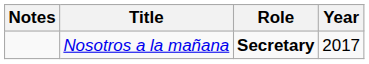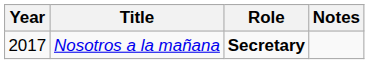columns swapped: (341, 17) <-> (32, 17)
